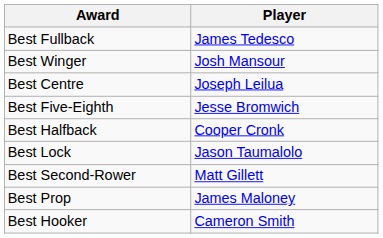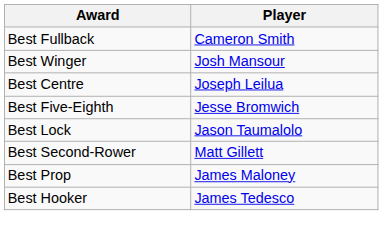(244, 38) James Tedesco -> (244, 38) Cameron Smith
- row: (52, 130)
(244, 221) Cameron Smith -> (244, 198) James Tedesco
